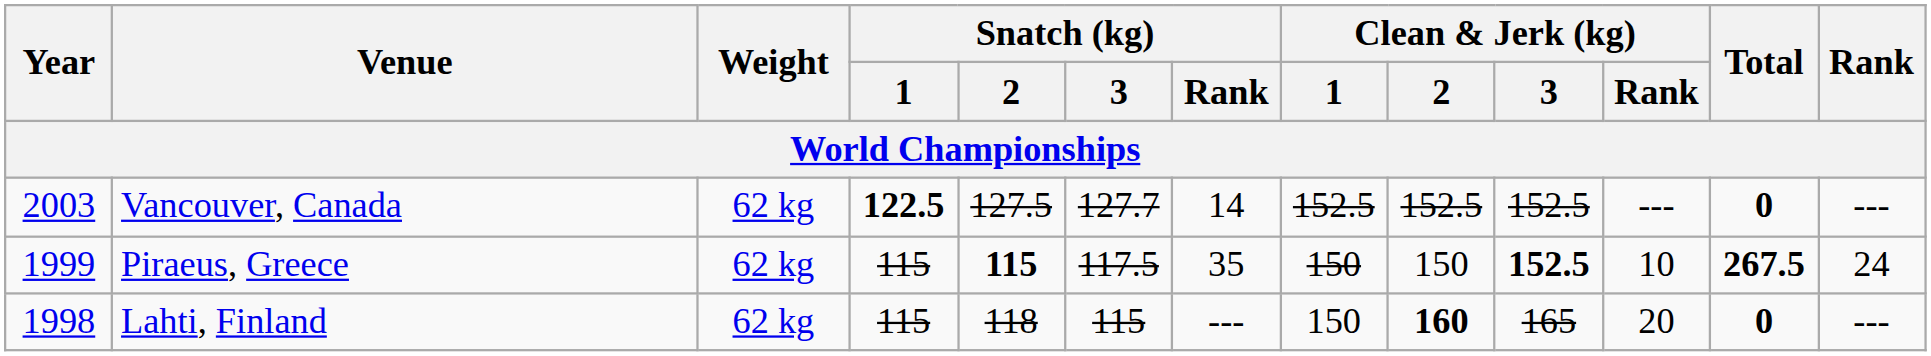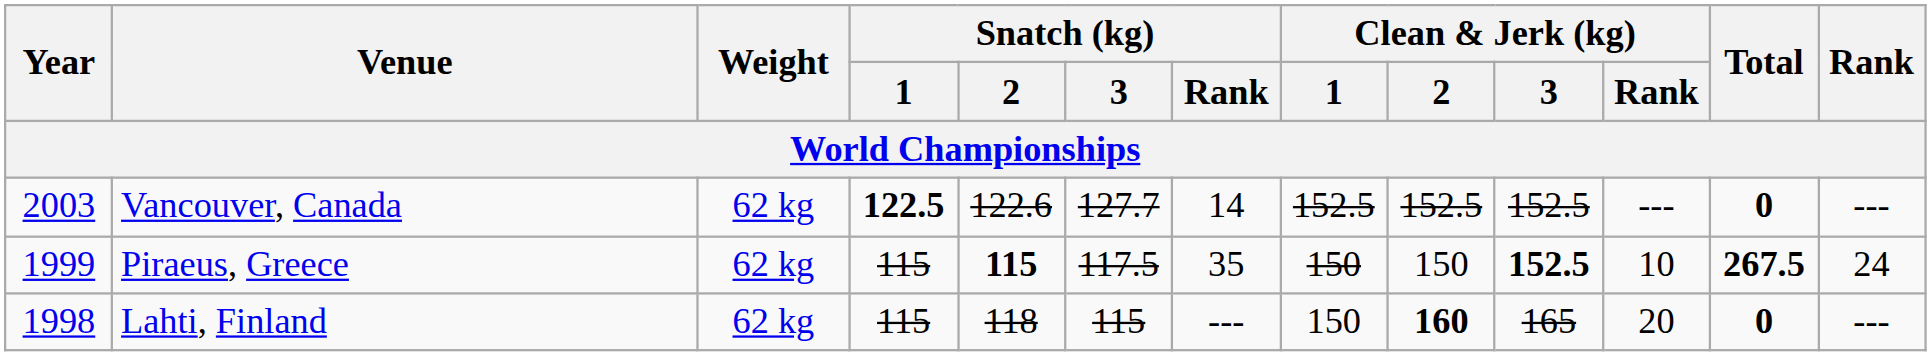(1011, 206) 127.5 -> (1011, 206) 122.6
